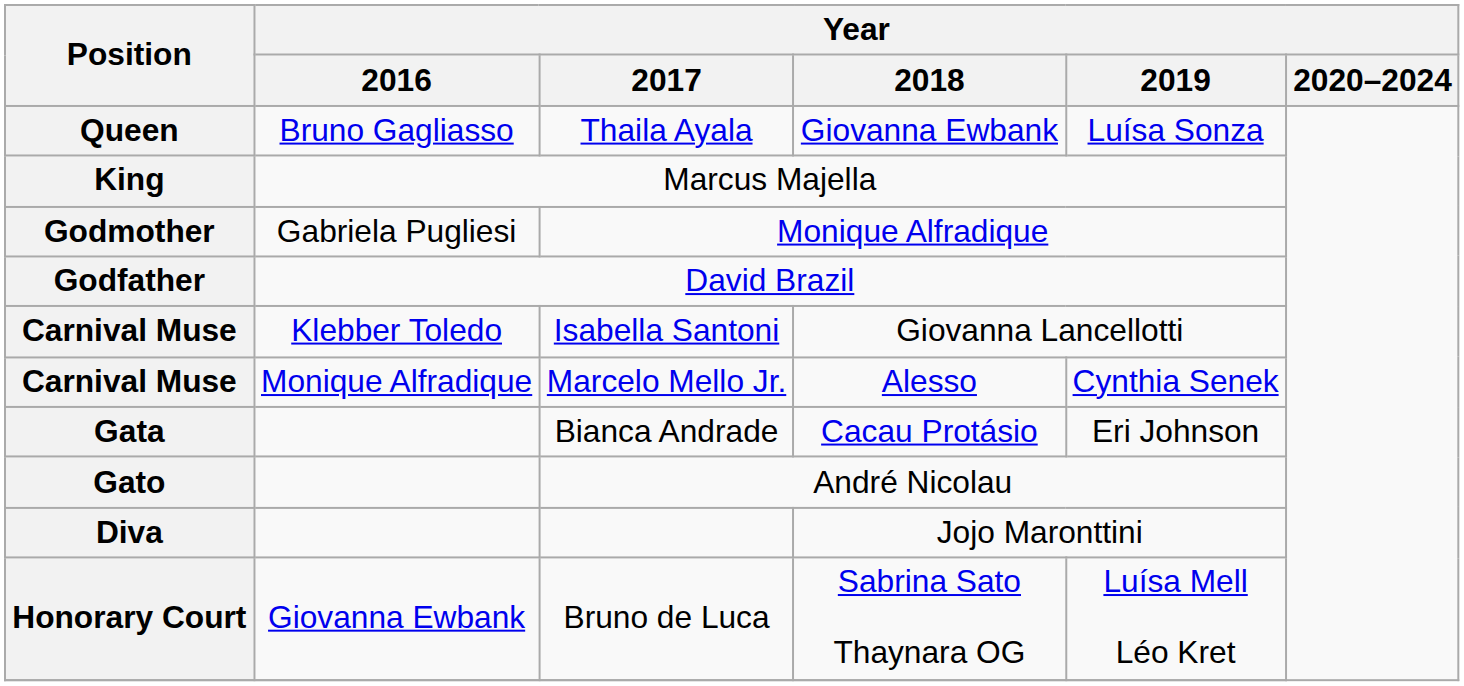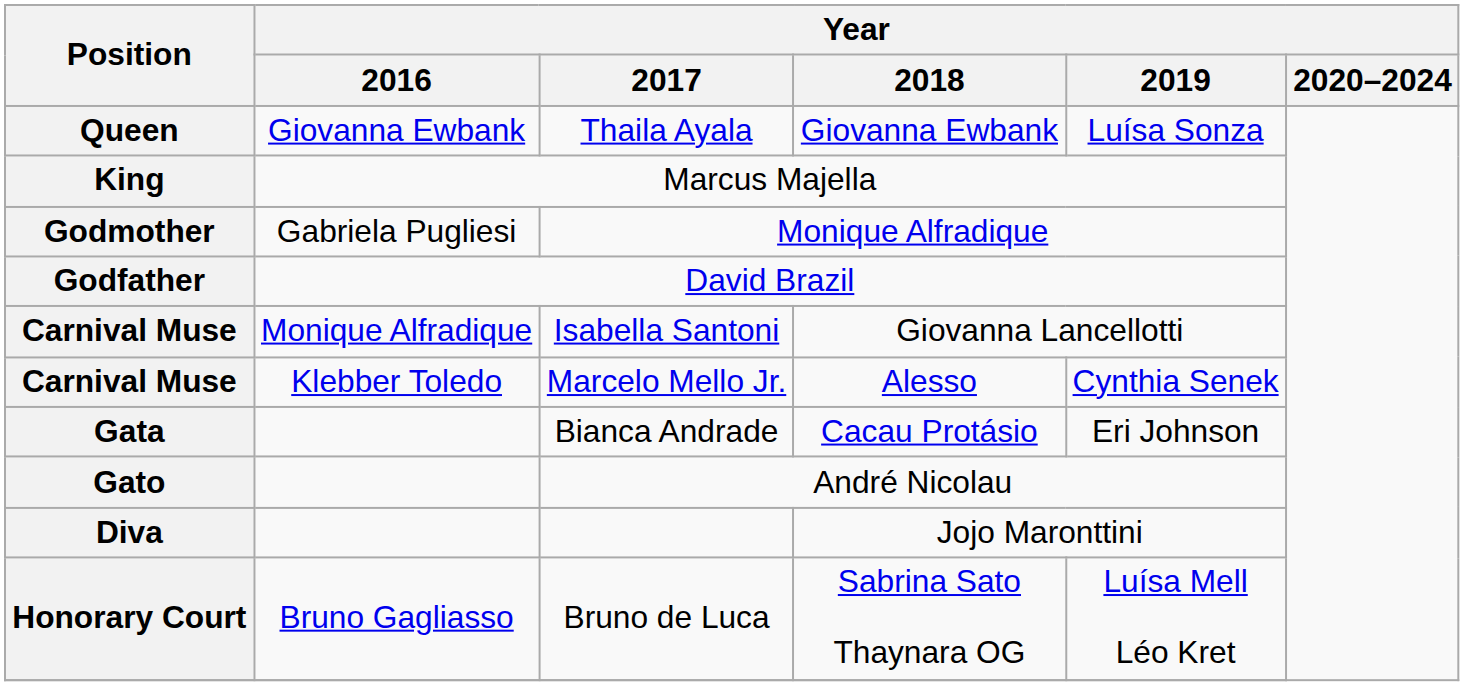(397, 130) Bruno Gagliasso -> (397, 130) Giovanna Ewbank
(397, 331) Klebber Toledo -> (397, 331) Monique Alfradique
(397, 381) Monique Alfradique -> (397, 381) Klebber Toledo
(397, 617) Giovanna Ewbank -> (397, 617) Bruno Gagliasso
